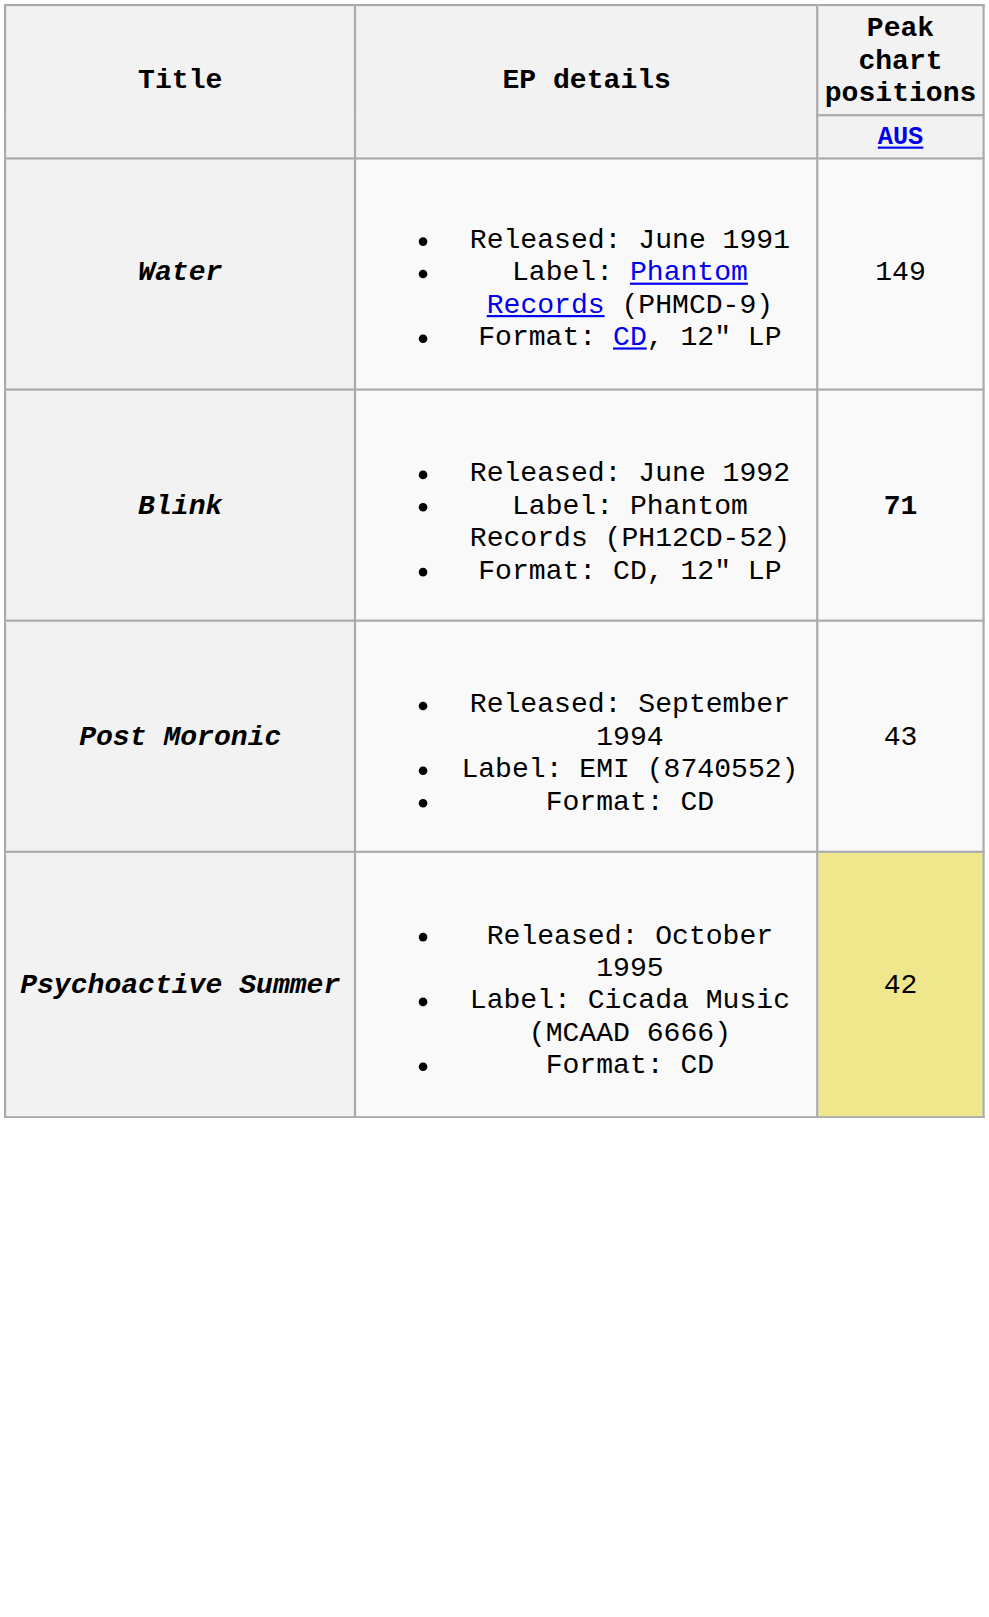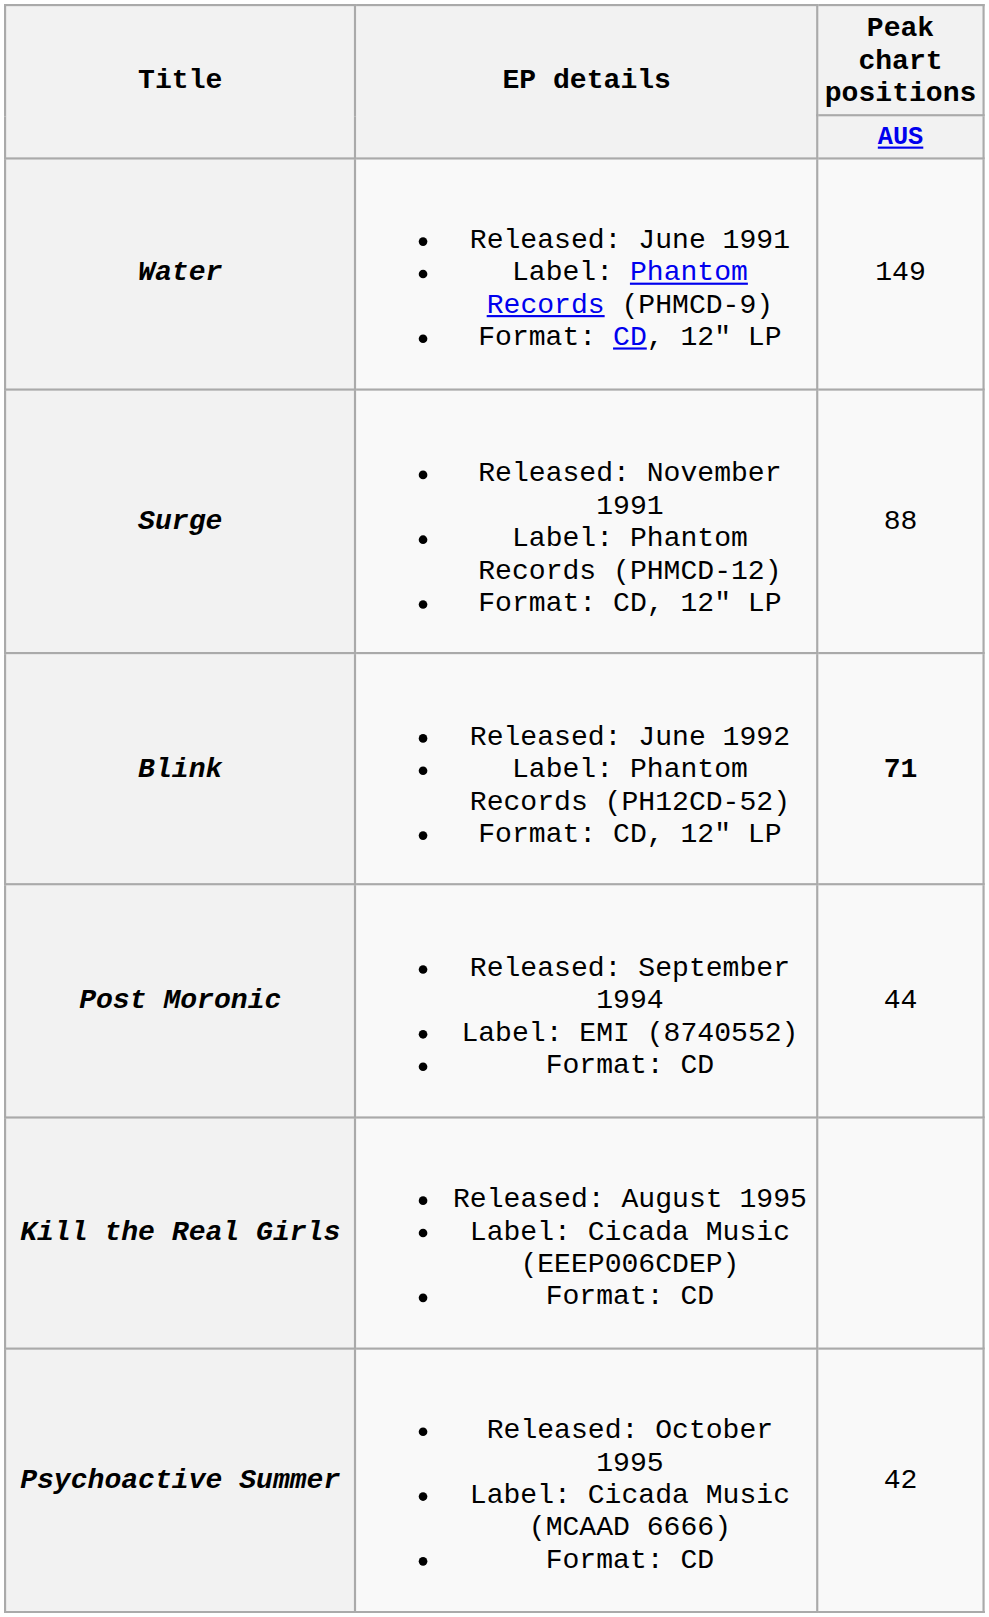+ row: (180, 522)
(901, 737) 43 -> (901, 1001) 44
+ row: (180, 1232)
(901, 985) khaki background -> (901, 1480) no background
